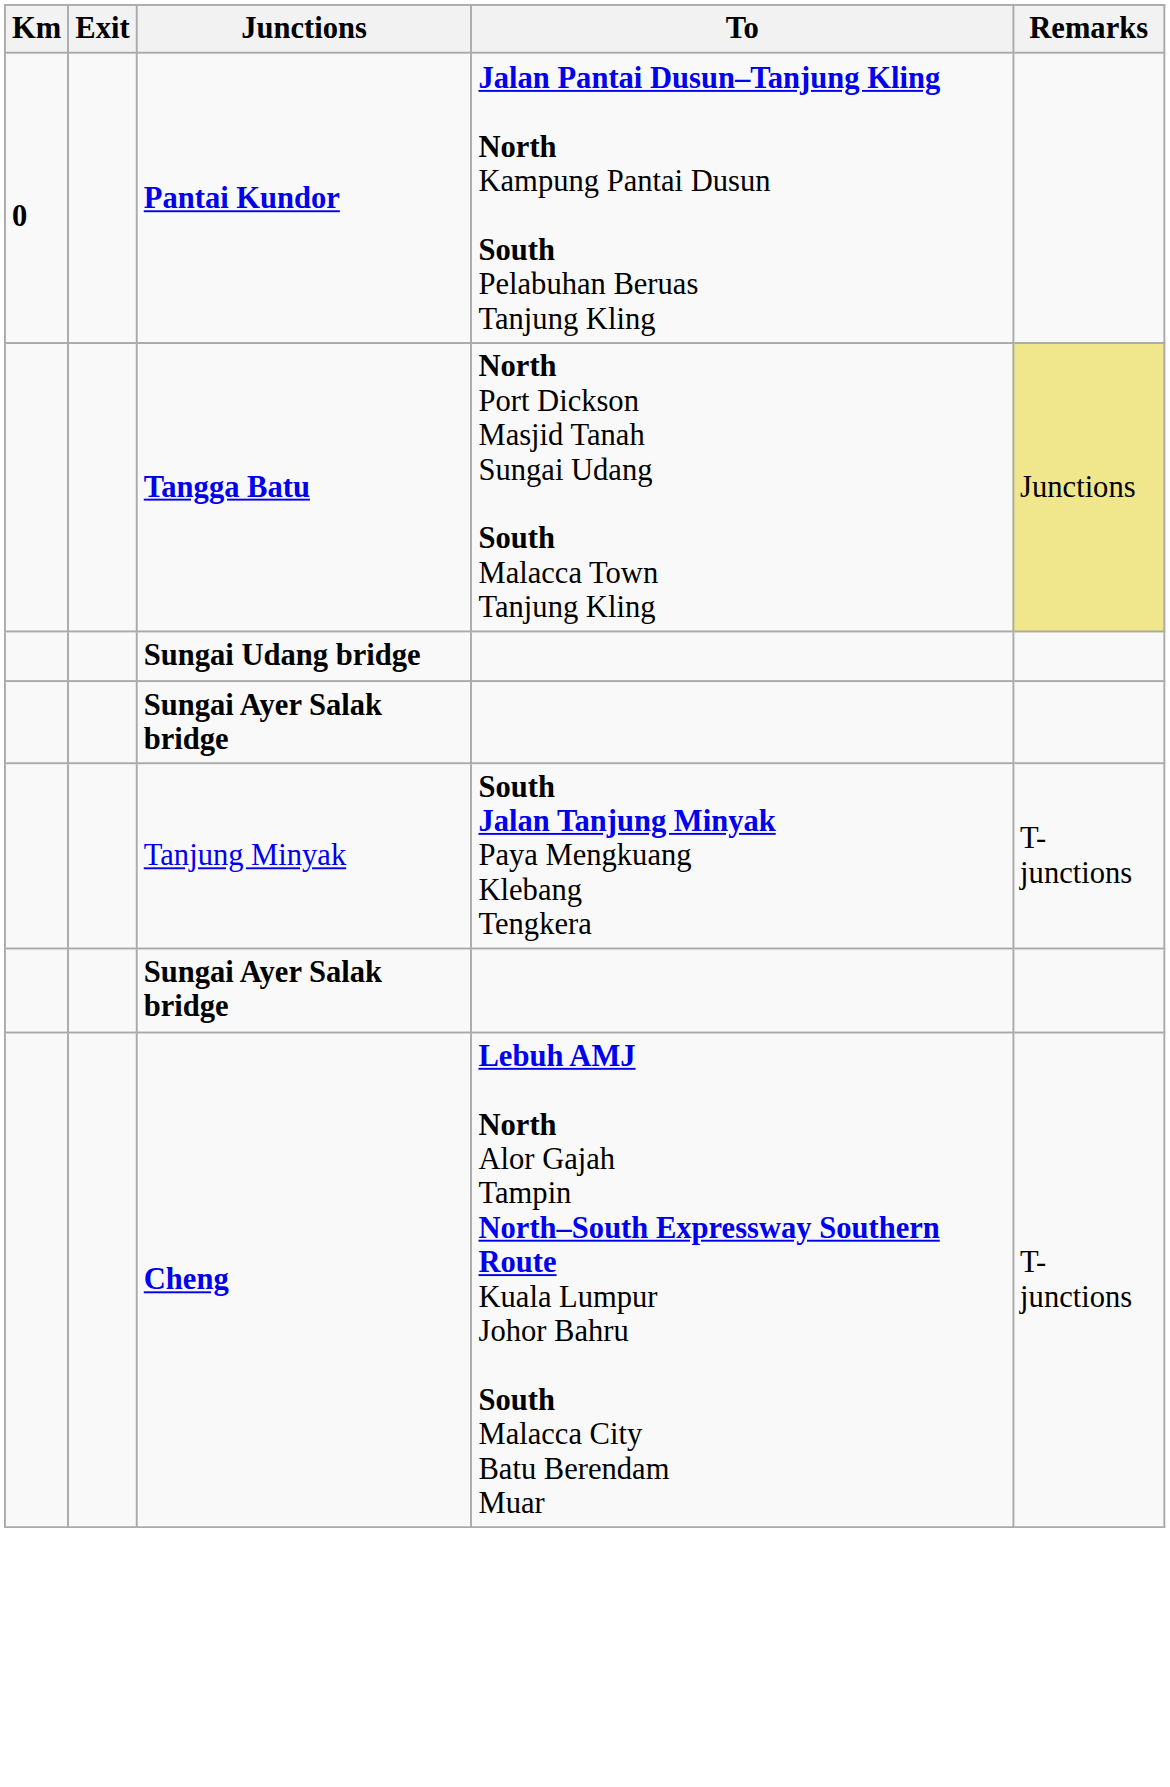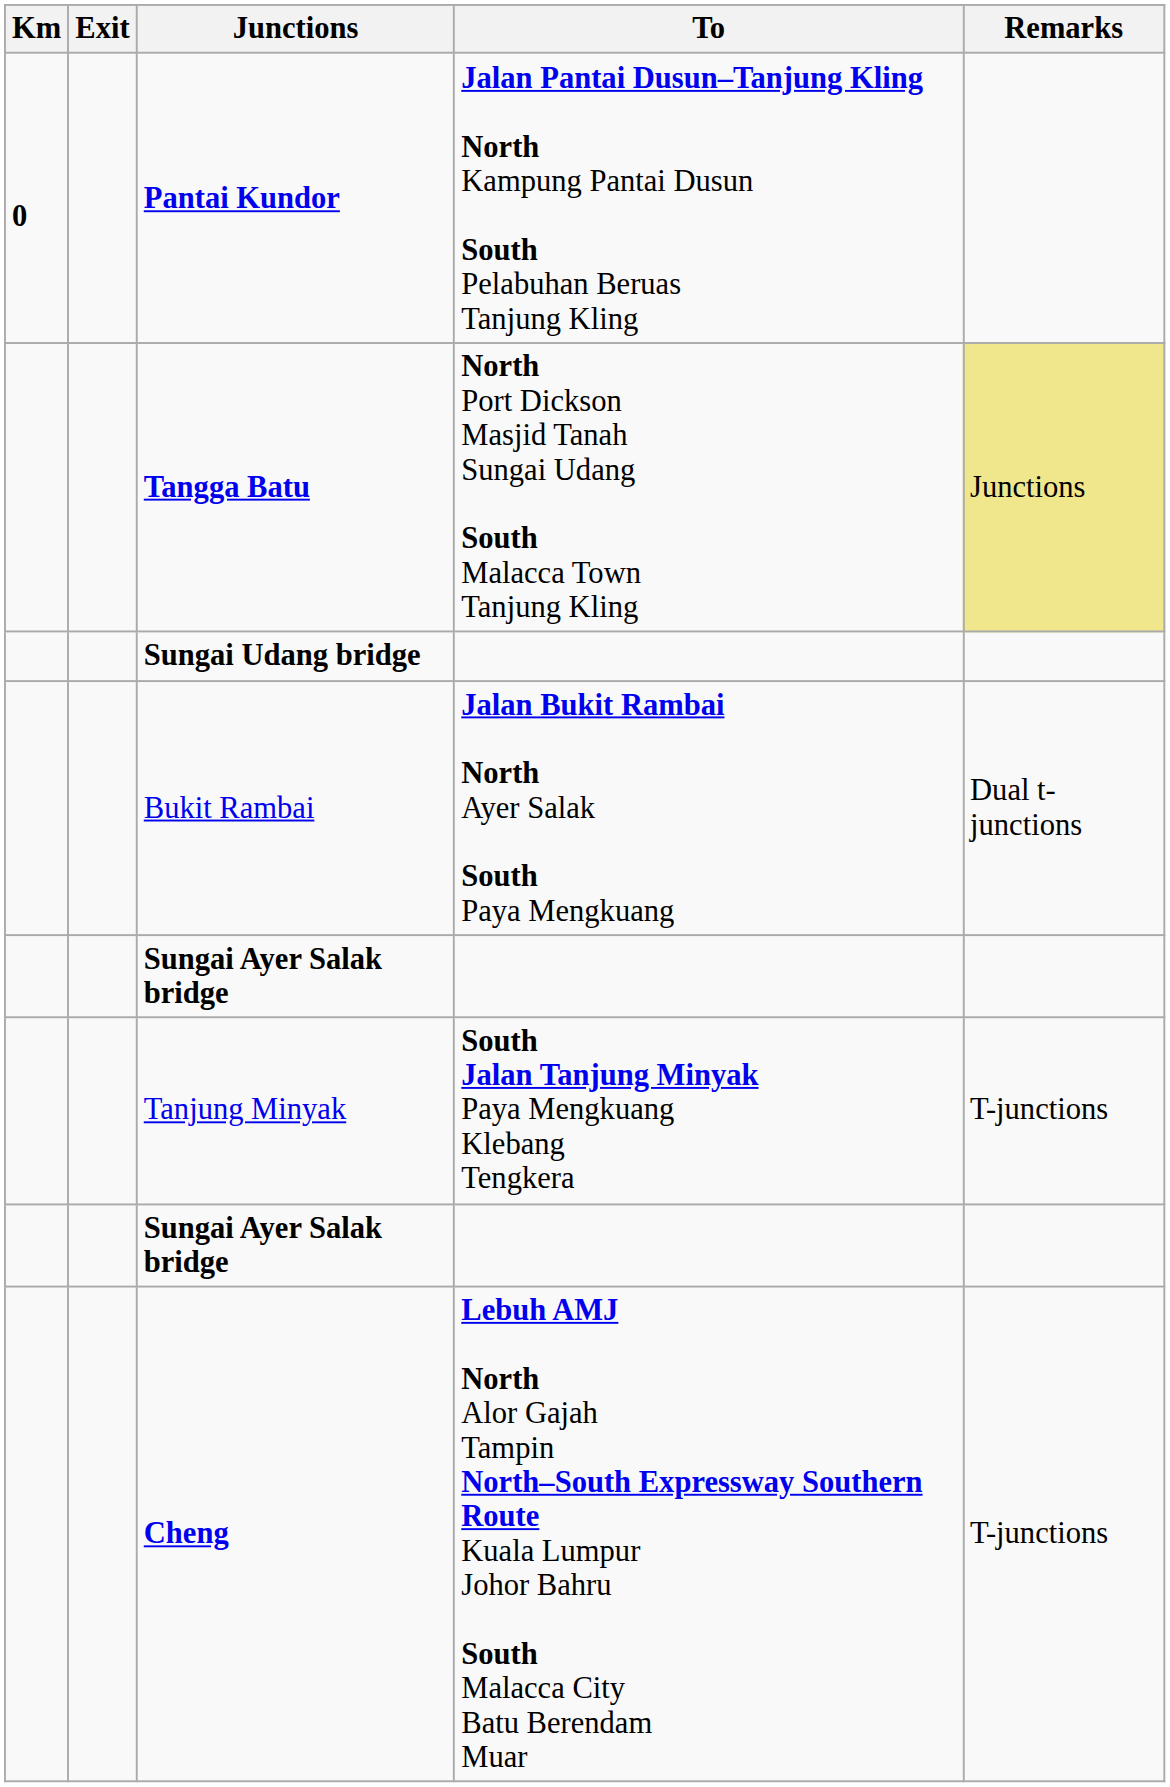+ row: (229, 807)
